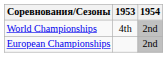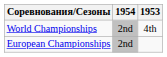columns swapped: (125, 12) <-> (150, 12)
